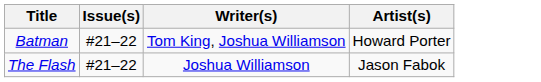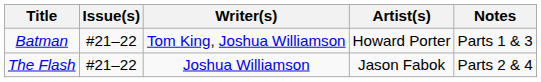+ column: (495, 16)
